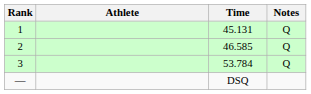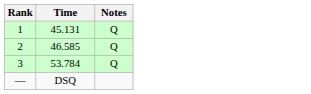- column: (122, 13)
